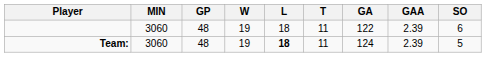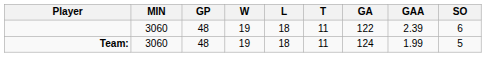(284, 44) bold -> (284, 44) normal
(413, 44) 2.39 -> (413, 44) 1.99
